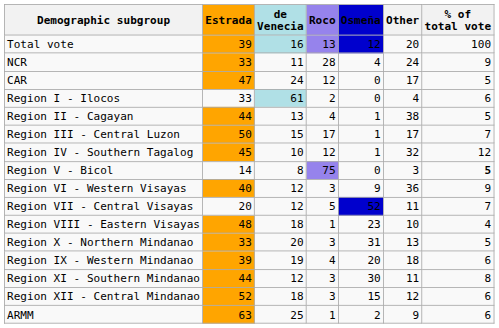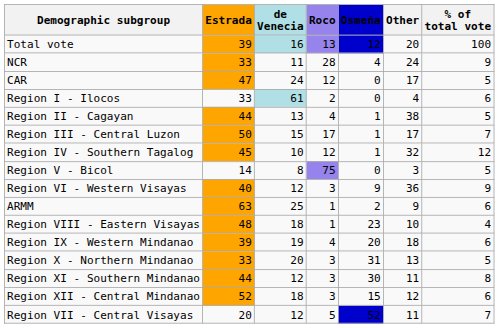(488, 170) bold -> (488, 170) normal
rows swapped: (100, 206) <-> (20, 314)
rows swapped: (100, 260) <-> (100, 242)
